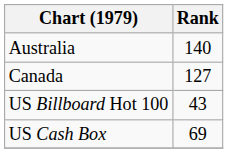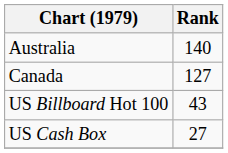(198, 133) 69 -> (198, 133) 27
